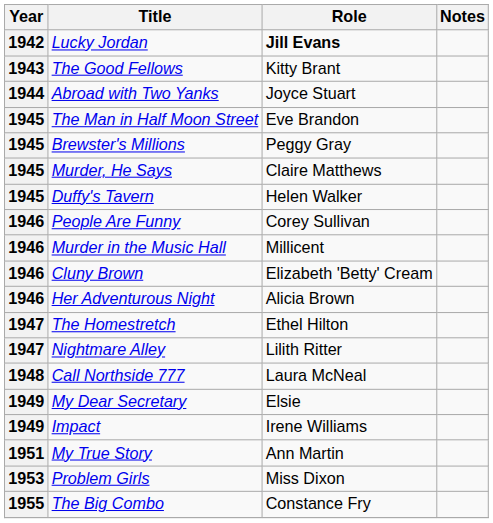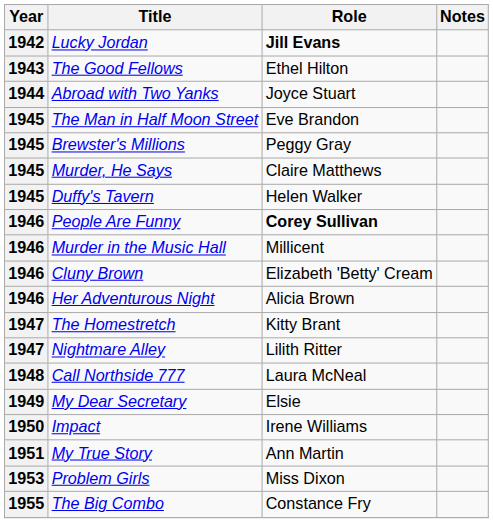(303, 68) Kitty Brant -> (307, 68) Ethel Hilton
(318, 222) normal -> (322, 222) bold
(307, 324) Ethel Hilton -> (303, 324) Kitty Brant
(26, 427) 1949 -> (26, 427) 1950
